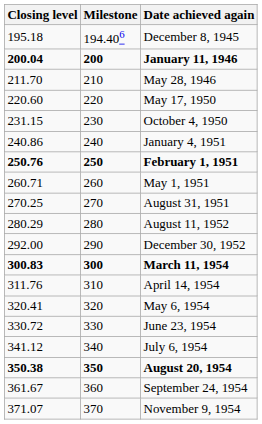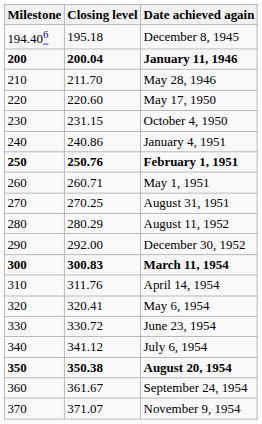columns swapped: (111, 14) <-> (42, 14)
